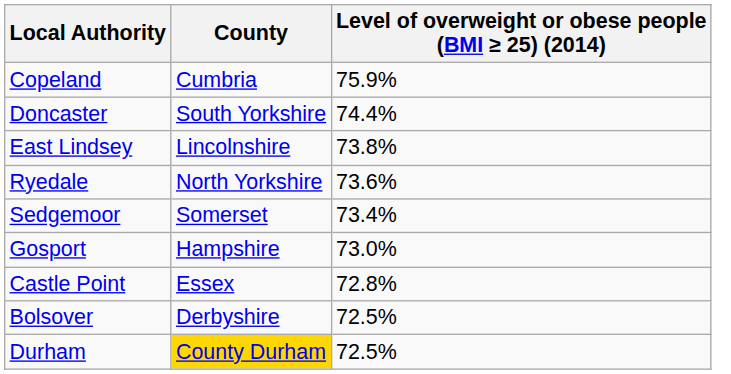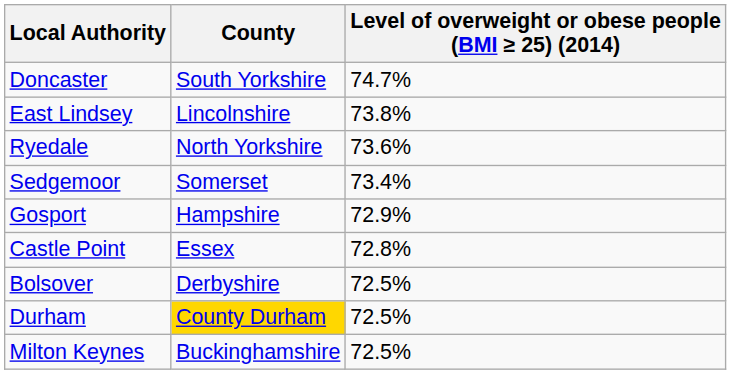- row: (56, 79)
(366, 113) 74.4% -> (381, 79) 74.7%
(366, 249) 73.0% -> (381, 215) 72.9%
+ row: (77, 351)
